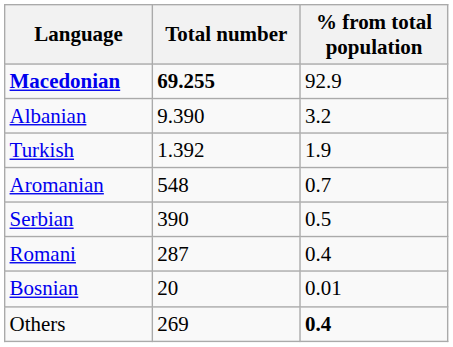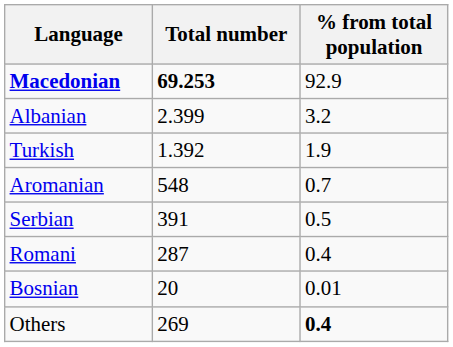(186, 81) 69.255 -> (186, 81) 69.253
(181, 115) 9.390 -> (181, 115) 2.399
(173, 219) 390 -> (173, 219) 391
